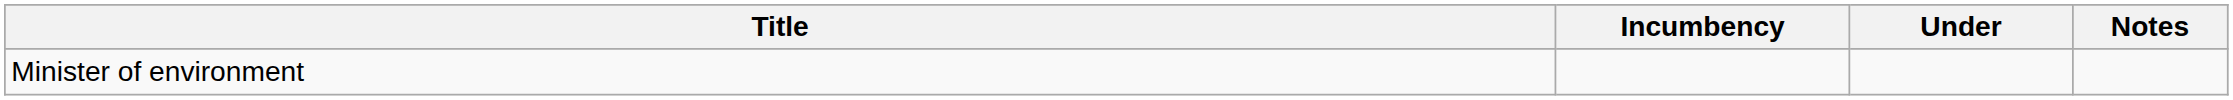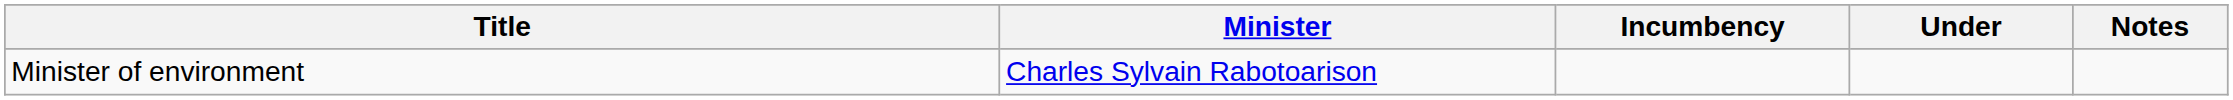+ column: (1277, 26)
